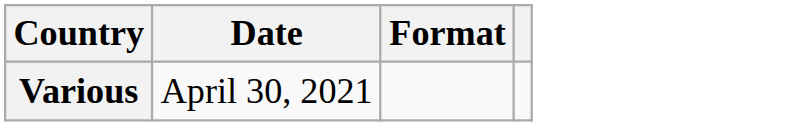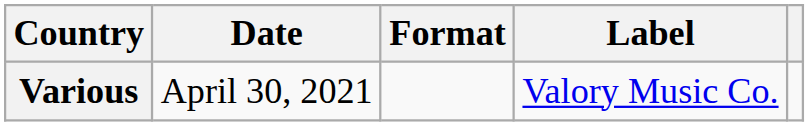+ column: (651, 33)
